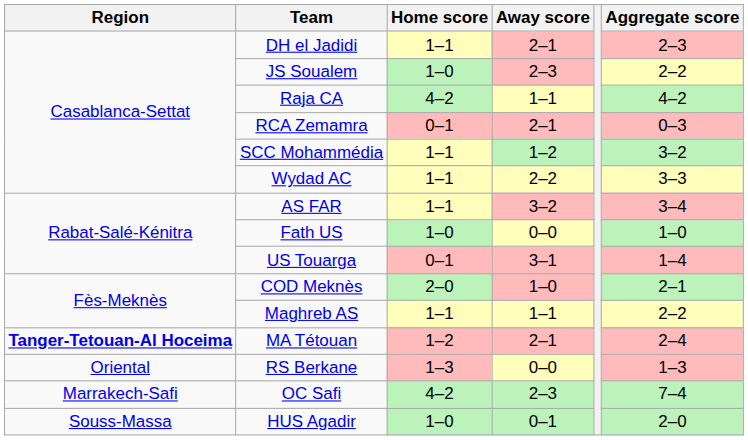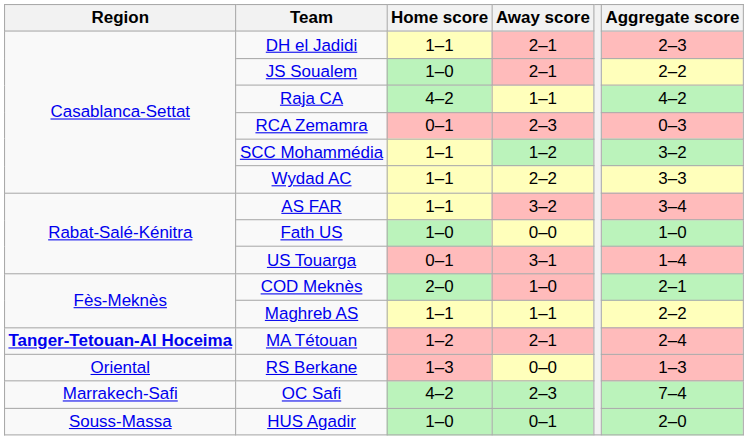(543, 71) 2–3 -> (543, 71) 2–1
(543, 125) 2–1 -> (543, 125) 2–3
